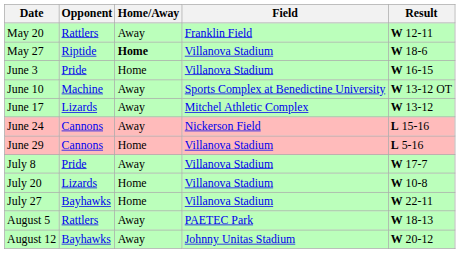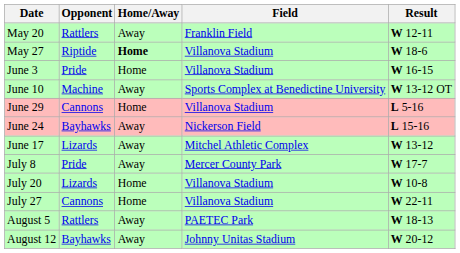rows swapped: (25, 107) <-> (25, 145)
(82, 126) Cannons -> (86, 126) Bayhawks
(229, 164) Villanova Stadium -> (233, 164) Mercer County Park
(86, 201) Bayhawks -> (82, 201) Cannons
